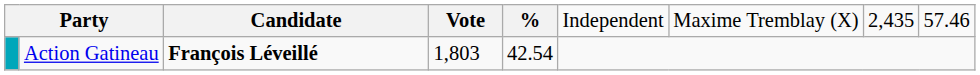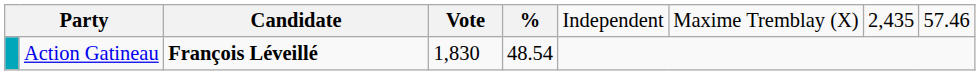(457, 53) 1,803 -> (457, 53) 1,830
(530, 53) 42.54 -> (530, 53) 48.54
